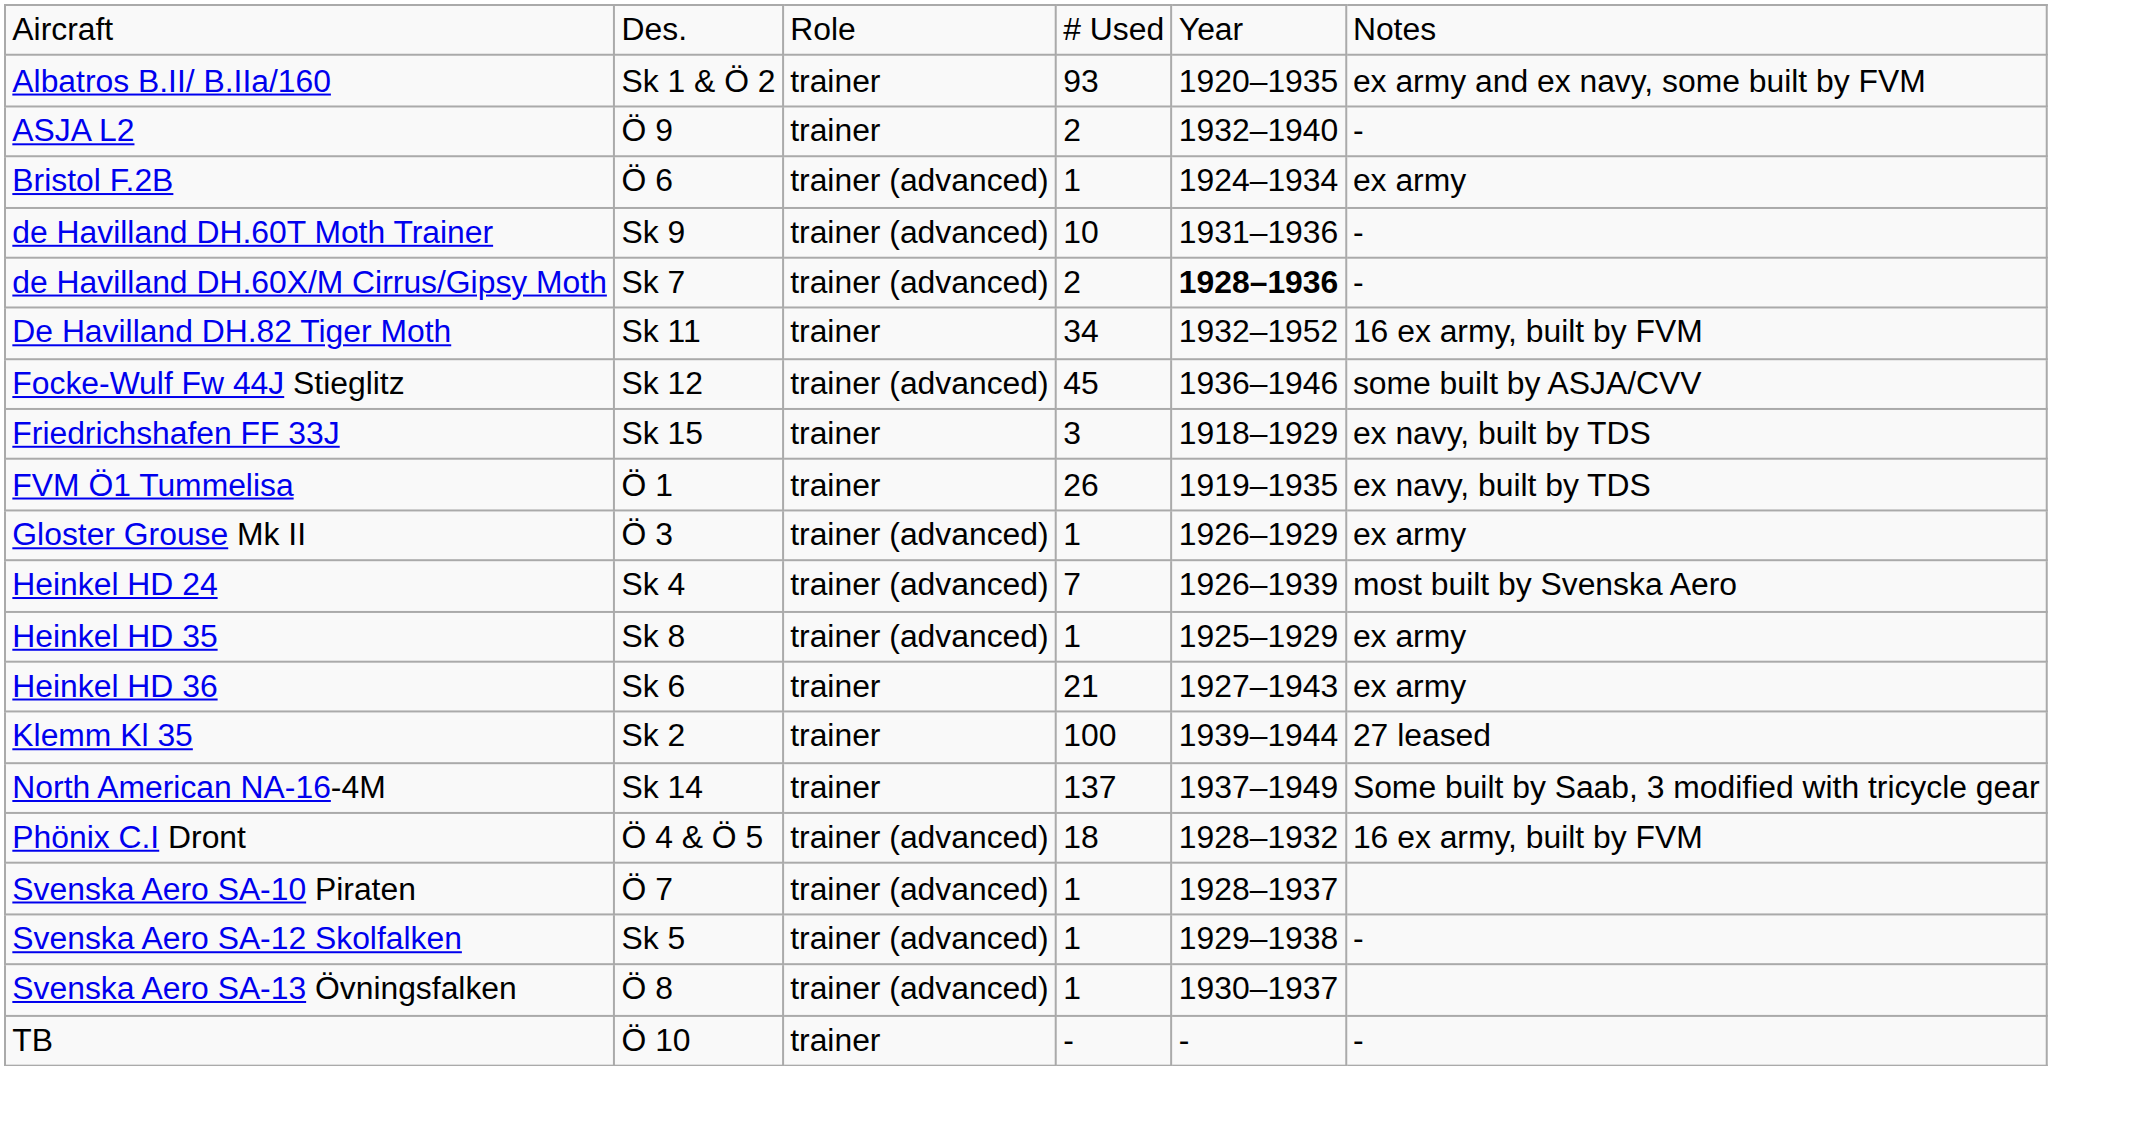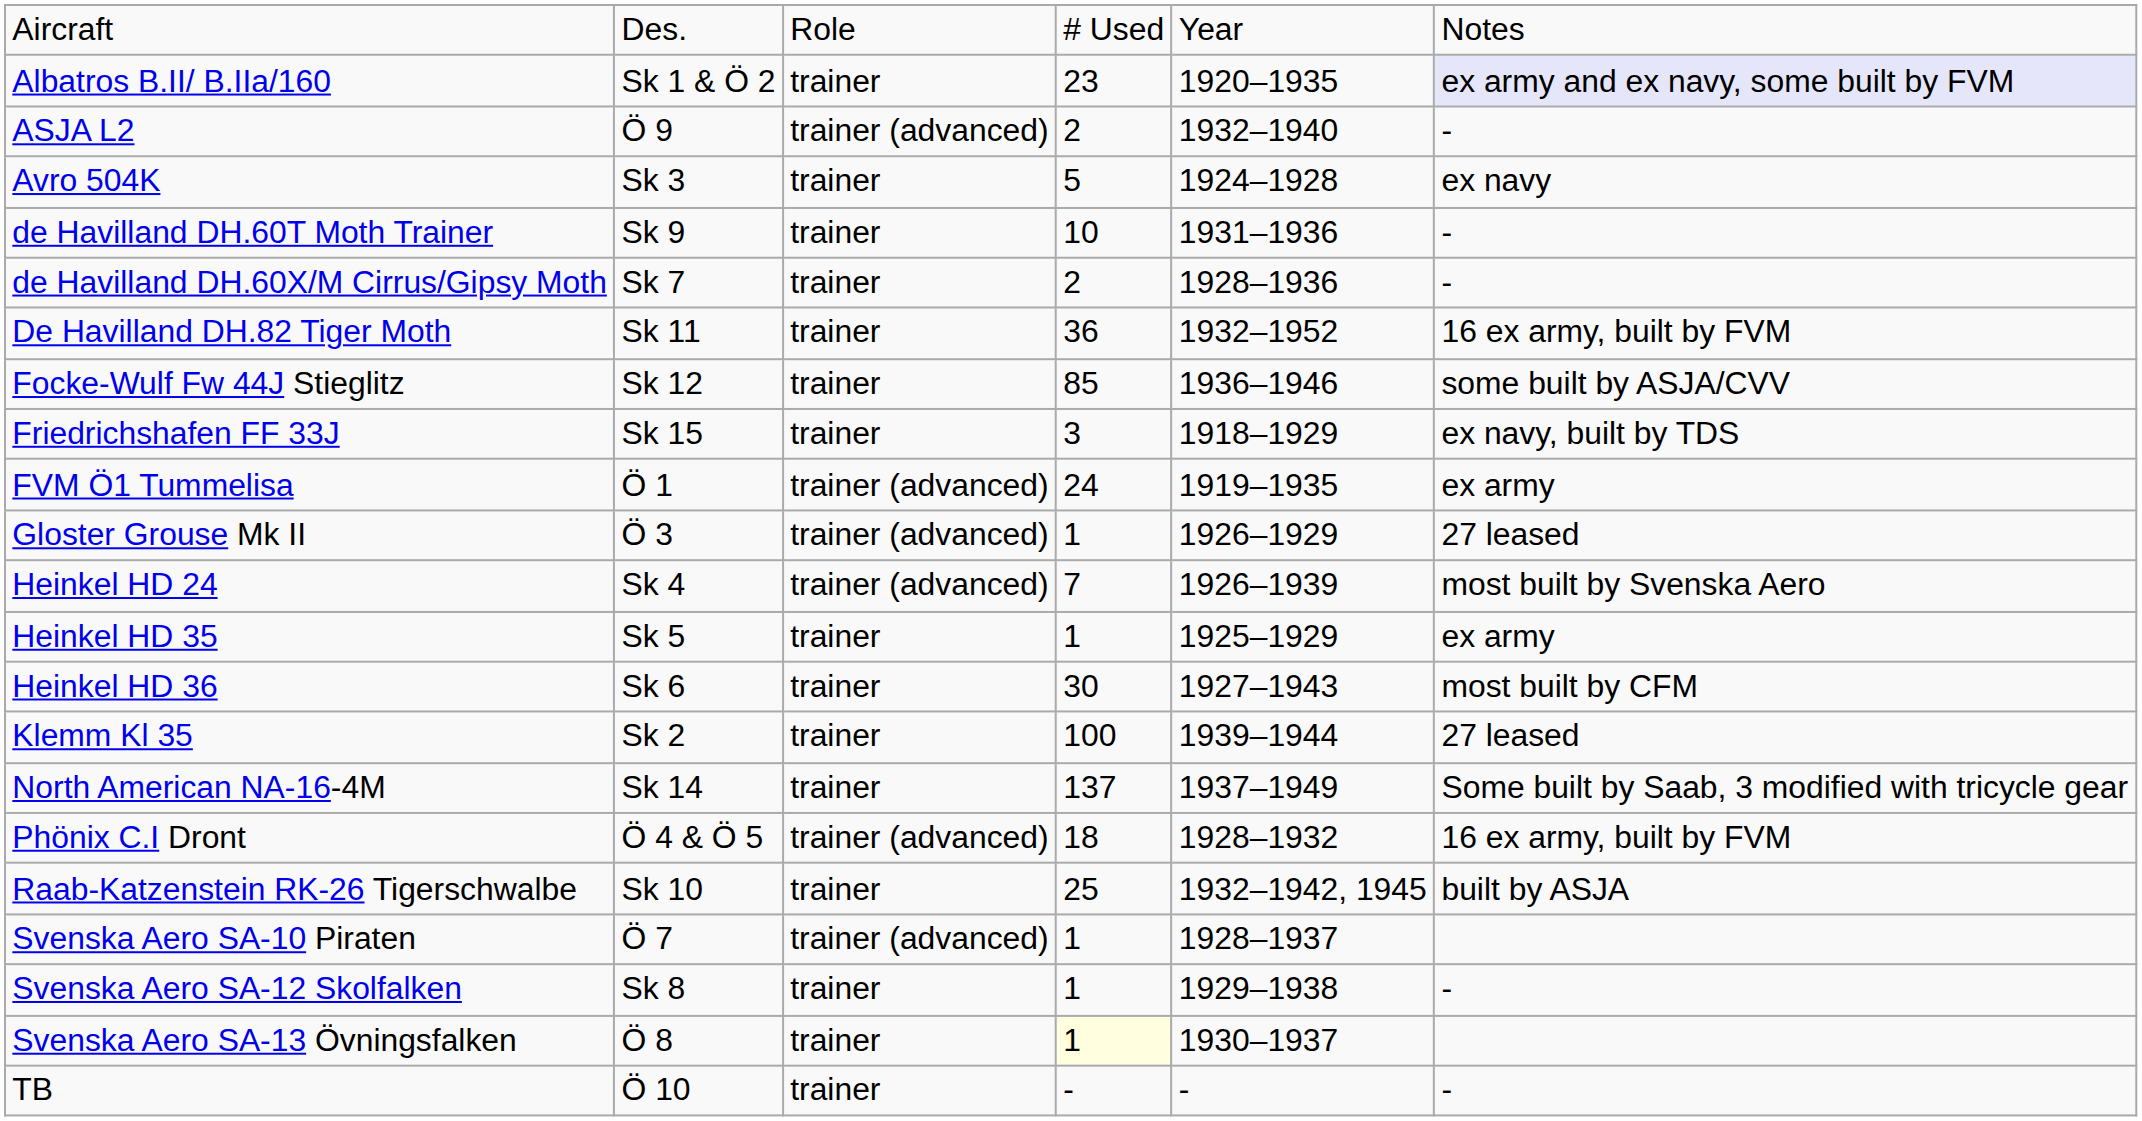(1081, 80) 93 -> (1081, 80) 23
(1639, 80) no background -> (1728, 80) lavender background
(835, 130) trainer -> (919, 130) trainer (advanced)
+ row: (86, 181)
- row: (93, 181)
(919, 231) trainer (advanced) -> (835, 231) trainer
(919, 282) trainer (advanced) -> (835, 282) trainer
(1259, 282) bold -> (1259, 282) normal
(1081, 332) 34 -> (1081, 332) 36
(919, 383) trainer (advanced) -> (835, 383) trainer
(1081, 383) 45 -> (1081, 383) 85
(835, 484) trainer -> (919, 484) trainer (advanced)
(1081, 484) 26 -> (1081, 484) 24
(1502, 484) ex navy, built by TDS -> (1498, 484) ex army
(1410, 534) ex army -> (1510, 534) 27 leased
(653, 635) Sk 8 -> (653, 635) Sk 5
(919, 635) trainer (advanced) -> (835, 635) trainer
(1081, 686) 21 -> (1081, 686) 30
(1410, 686) ex army -> (1570, 686) most built by CFM
+ row: (295, 888)
(653, 938) Sk 5 -> (653, 989) Sk 8
(919, 938) trainer (advanced) -> (835, 989) trainer
(919, 989) trainer (advanced) -> (835, 1039) trainer
(1072, 989) no background -> (1072, 1039) lightyellow background
